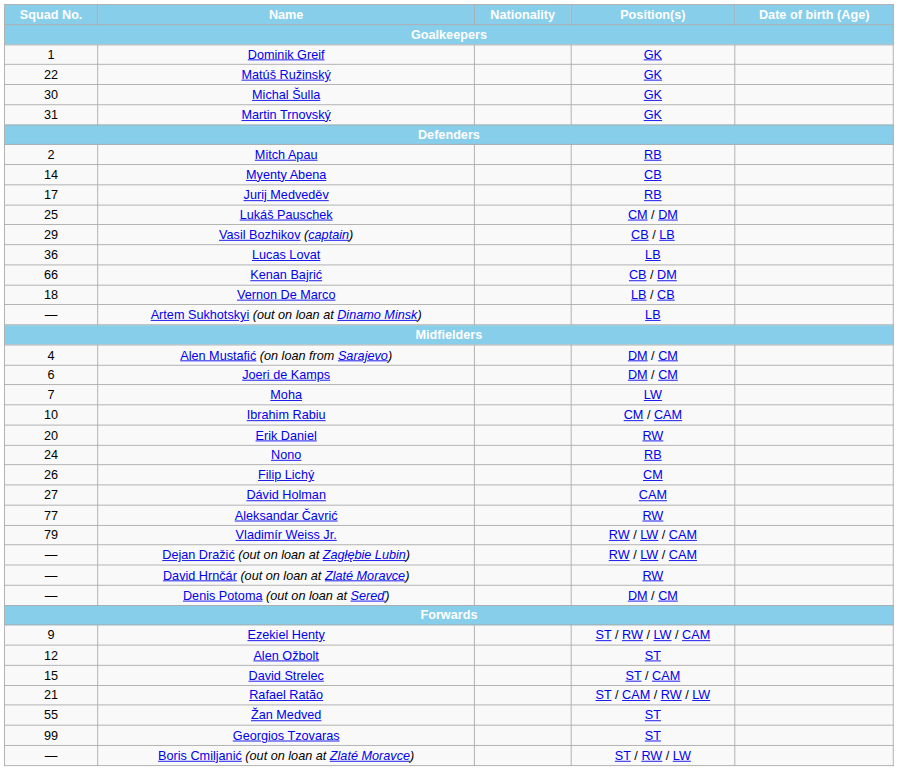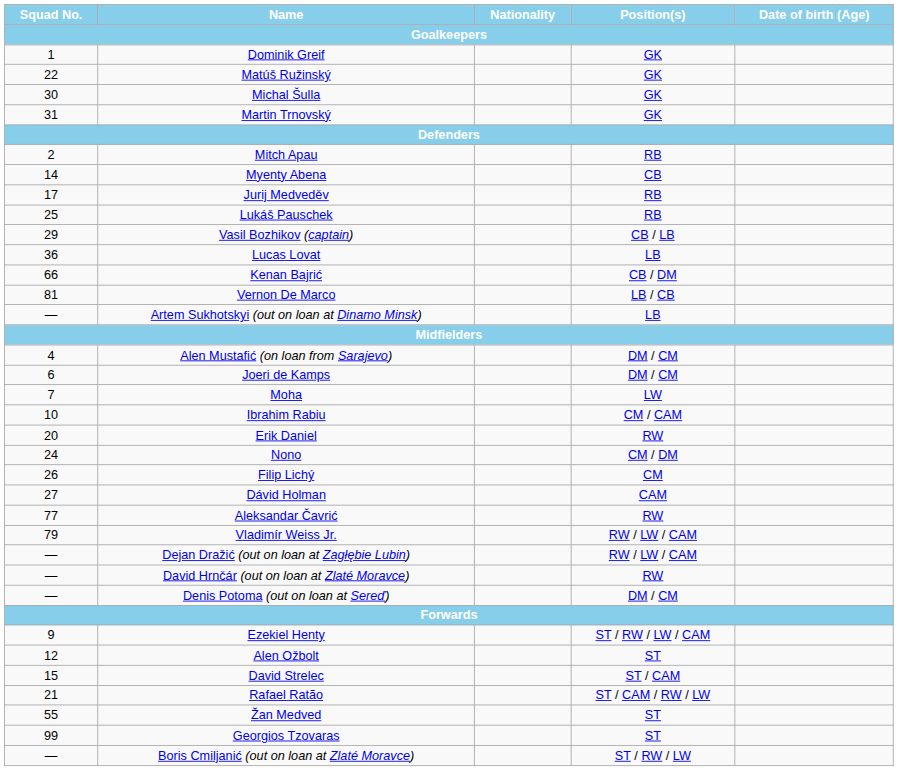(653, 215) CM / DM -> (653, 215) RB
(51, 295) 18 -> (51, 295) 81
(653, 455) RB -> (653, 455) CM / DM
